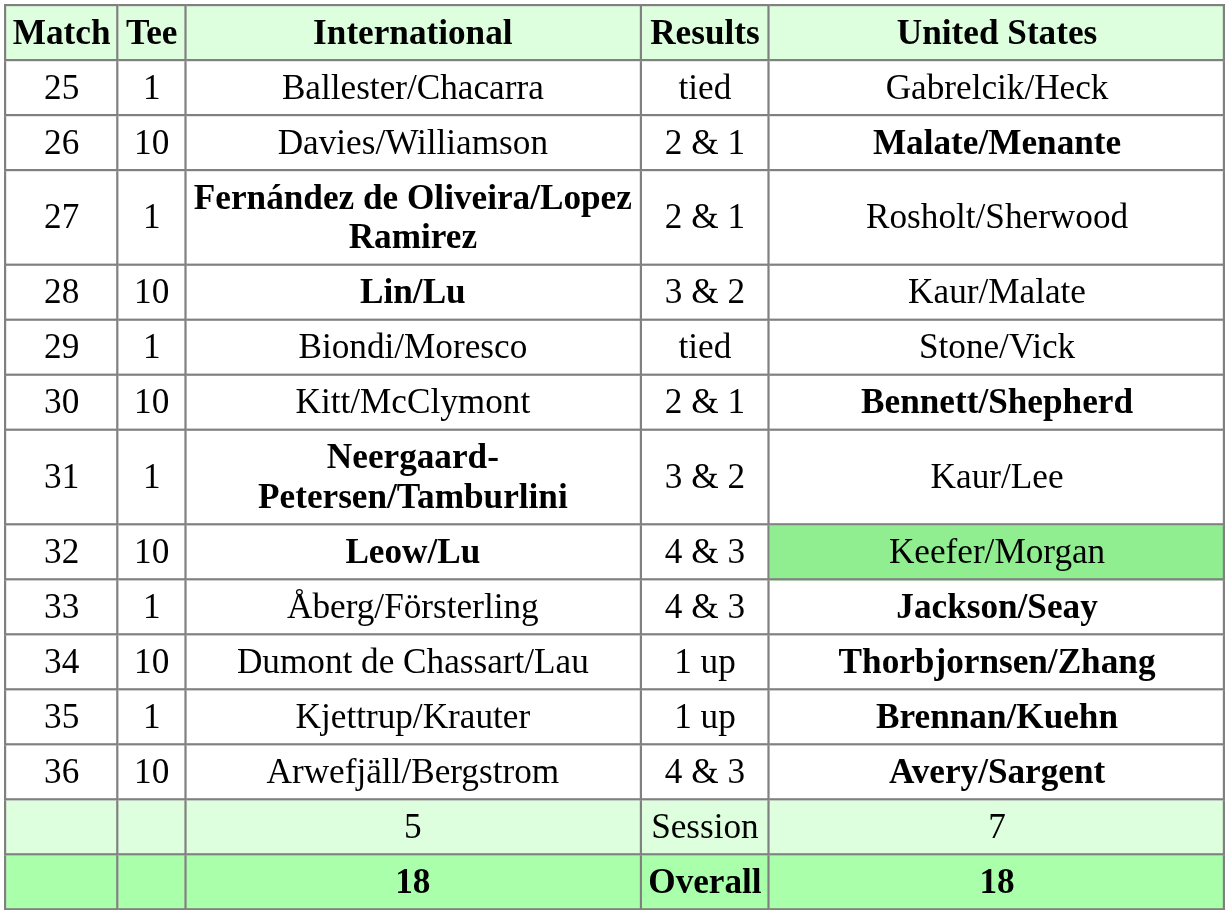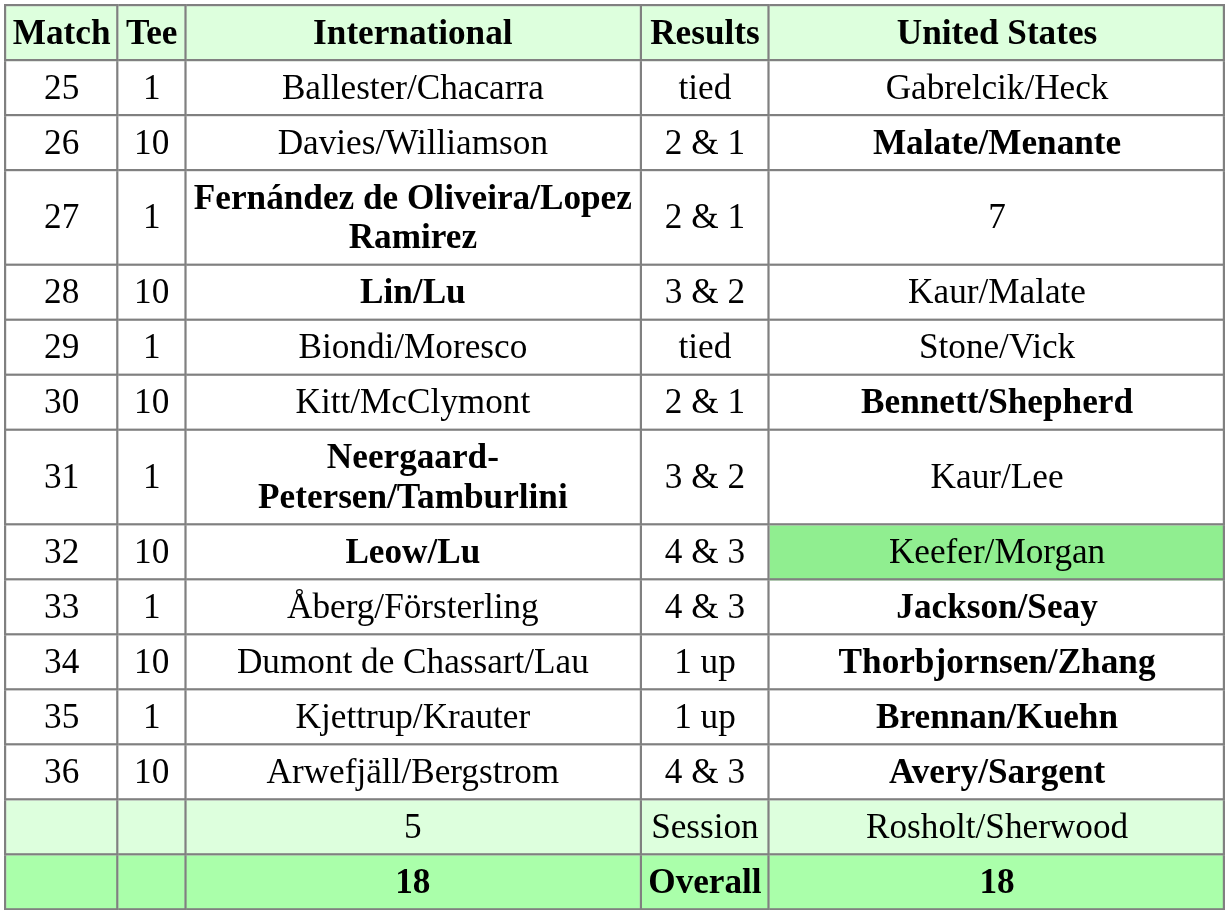(997, 216) Rosholt/Sherwood -> (997, 216) 7
(997, 826) 7 -> (997, 826) Rosholt/Sherwood
